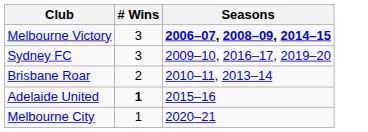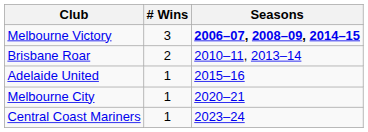- row: (39, 55)
(138, 96) bold -> (167, 76) normal
+ row: (74, 117)
